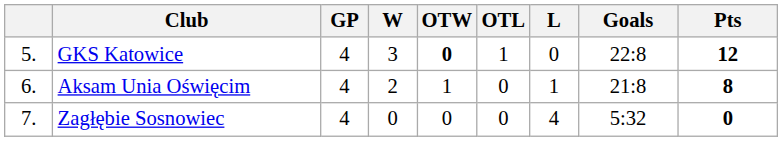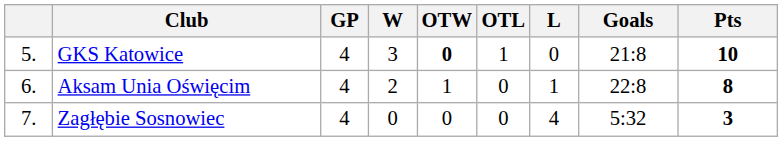(628, 53) 22:8 -> (628, 53) 21:8
(728, 53) 12 -> (728, 53) 10
(628, 86) 21:8 -> (628, 86) 22:8
(728, 119) 0 -> (728, 119) 3
